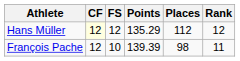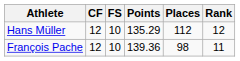(95, 31) lightyellow background -> (95, 31) no background
(115, 31) 12 -> (115, 31) 10
(144, 48) 139.39 -> (144, 48) 139.36
